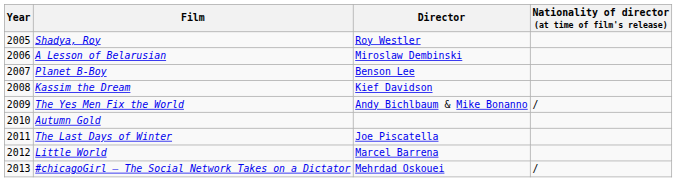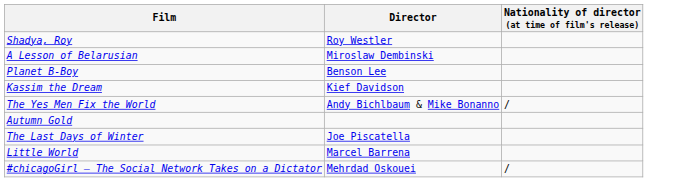- column: (19, 18)
